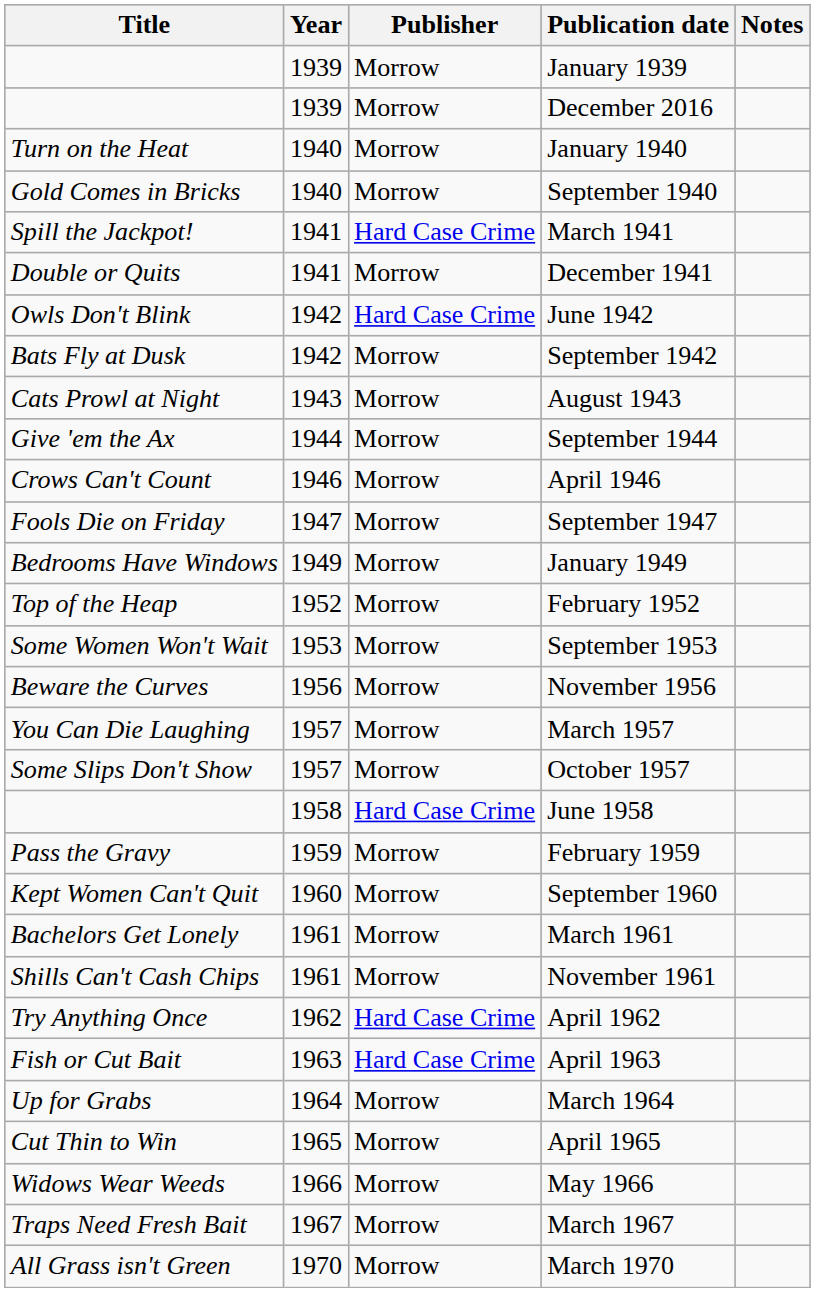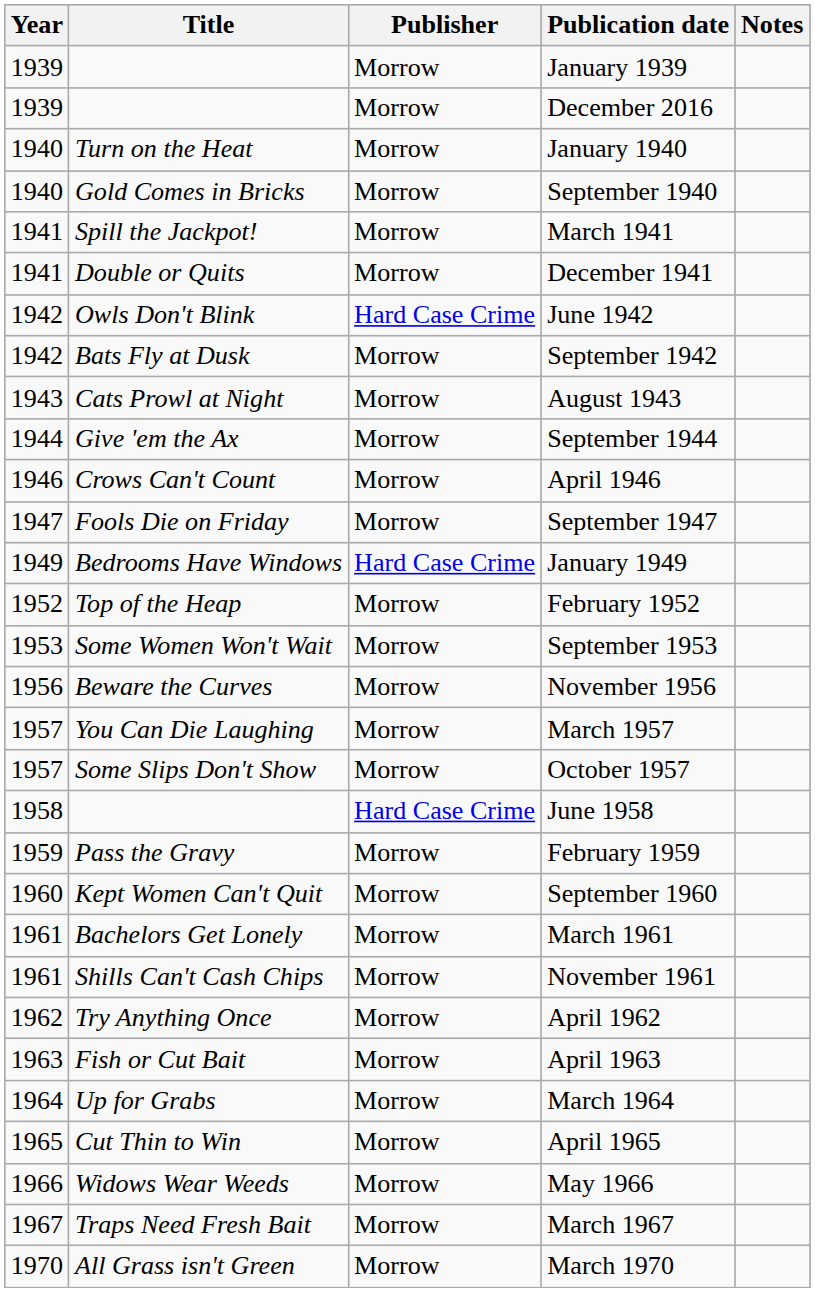columns swapped: (316, 25) <-> (144, 25)
(445, 231) Hard Case Crime -> (397, 231) Morrow
(397, 562) Morrow -> (445, 562) Hard Case Crime
(445, 1017) Hard Case Crime -> (397, 1017) Morrow
(445, 1059) Hard Case Crime -> (397, 1059) Morrow
